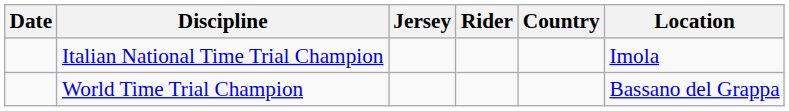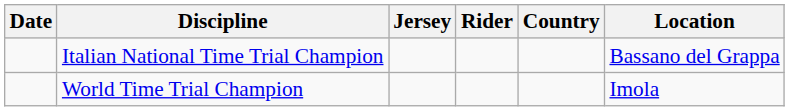(634, 55) Imola -> (695, 55) Bassano del Grappa
(695, 88) Bassano del Grappa -> (634, 88) Imola
